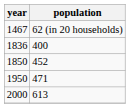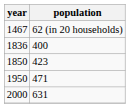(40, 62) 452 -> (40, 62) 423
(40, 95) 613 -> (40, 95) 631
